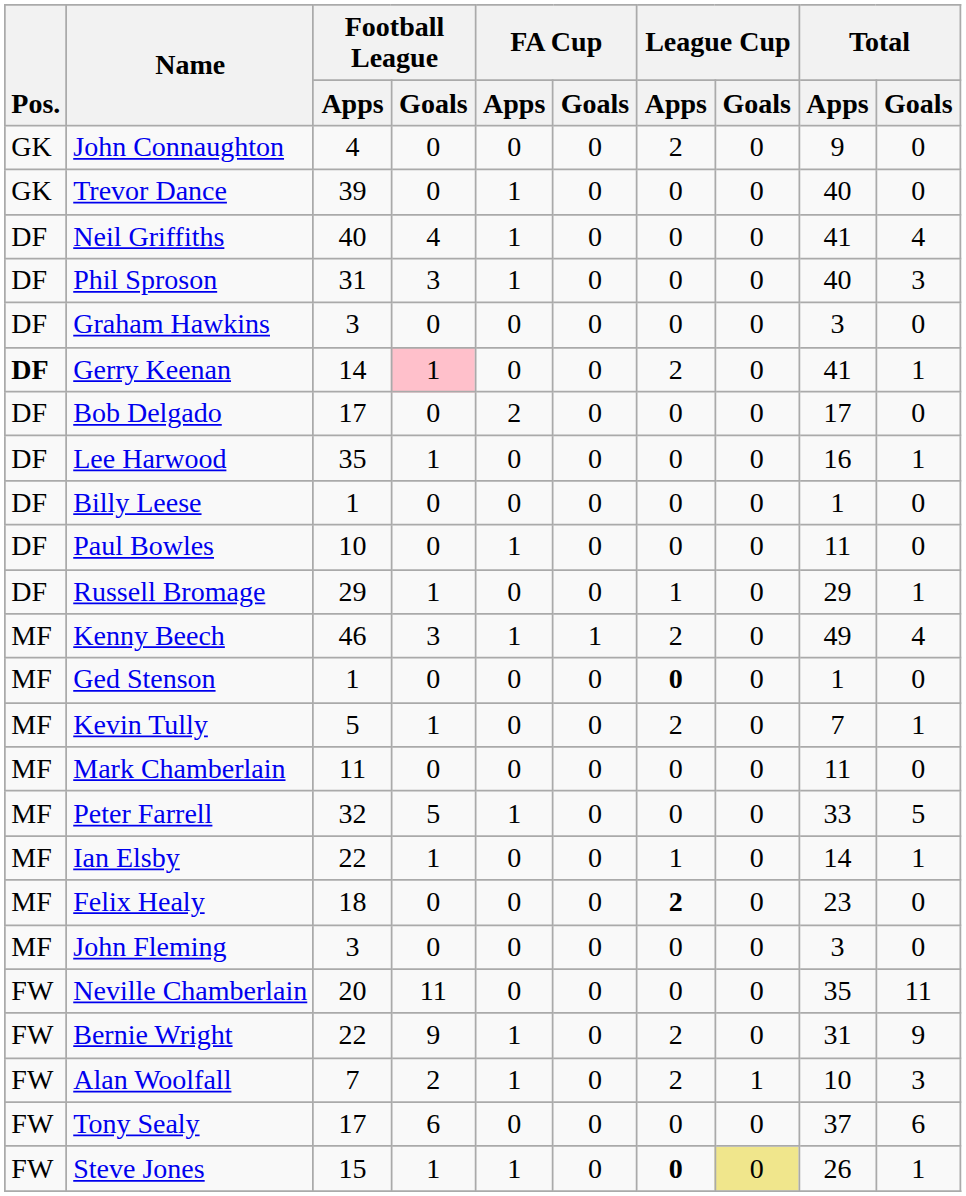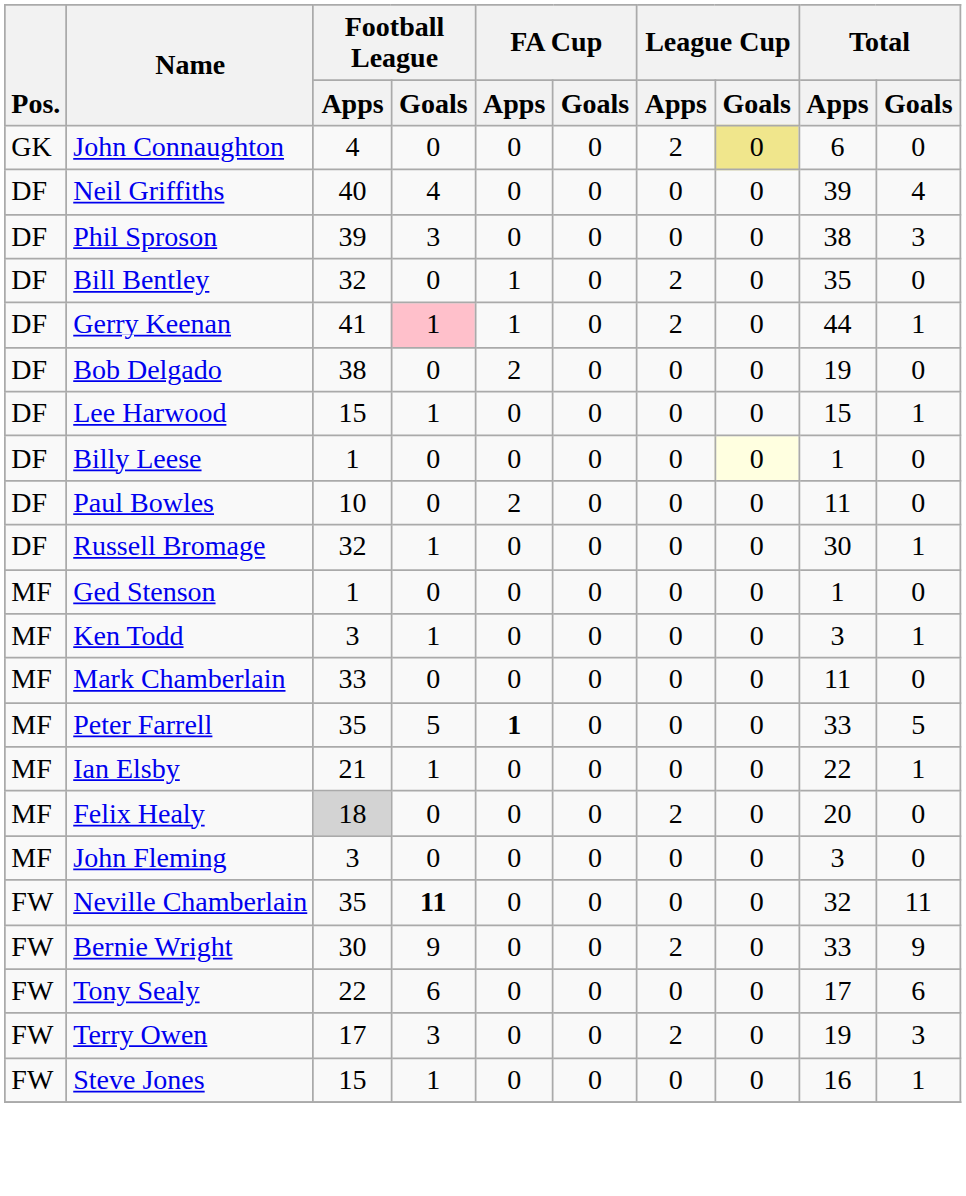(757, 147) no background -> (757, 147) khaki background
(837, 147) 9 -> (837, 147) 6
- row: (150, 191)
(514, 235) 1 -> (514, 191) 0
(837, 235) 41 -> (837, 191) 39
(353, 280) 31 -> (353, 235) 39
(514, 280) 1 -> (514, 235) 0
(837, 280) 40 -> (837, 235) 38
- row: (172, 324)
+ row: (141, 280)
(30, 369) bold -> (29, 324) normal
(353, 369) 14 -> (353, 324) 41
(514, 369) 0 -> (514, 324) 1
(837, 369) 41 -> (837, 324) 44
(353, 413) 17 -> (353, 369) 38
(837, 413) 17 -> (837, 369) 19
(353, 457) 35 -> (353, 413) 15
(837, 457) 16 -> (837, 413) 15
(757, 502) no background -> (757, 457) lightyellow background
(514, 546) 1 -> (514, 502) 2
(353, 591) 29 -> (353, 546) 32
(676, 591) 1 -> (676, 546) 0
(837, 591) 29 -> (837, 546) 30
- row: (149, 635)
(676, 679) bold -> (676, 591) normal
+ row: (128, 635)
- row: (141, 724)
(353, 768) 11 -> (353, 679) 33
(353, 813) 32 -> (353, 724) 35
(514, 813) normal -> (514, 724) bold
(353, 857) 22 -> (353, 768) 21
(676, 857) 1 -> (676, 768) 0
(837, 857) 14 -> (837, 768) 22
(353, 901) no background -> (353, 813) lightgrey background
(676, 901) bold -> (676, 813) normal
(837, 901) 23 -> (837, 813) 20
(353, 990) 20 -> (353, 901) 35
(433, 990) normal -> (433, 901) bold
(837, 990) 35 -> (837, 901) 32
(353, 1035) 22 -> (353, 946) 30
(514, 1035) 1 -> (514, 946) 0
(837, 1035) 31 -> (837, 946) 33
- row: (152, 1079)
(353, 1123) 17 -> (353, 990) 22
(837, 1123) 37 -> (837, 990) 17
+ row: (140, 1035)
(514, 1168) 1 -> (514, 1079) 0
(676, 1168) bold -> (676, 1079) normal
(757, 1168) khaki background -> (757, 1079) no background
(837, 1168) 26 -> (837, 1079) 16
